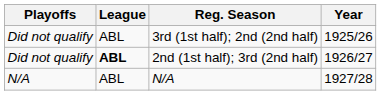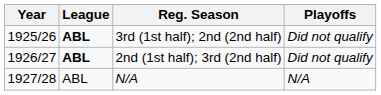columns swapped: (348, 15) <-> (50, 15)
(112, 36) normal -> (76, 36) bold
